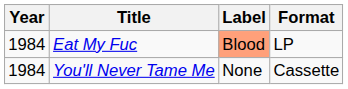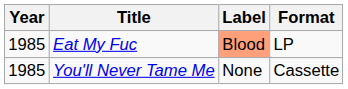(27, 44) 1984 -> (27, 44) 1985
(27, 70) 1984 -> (27, 70) 1985
